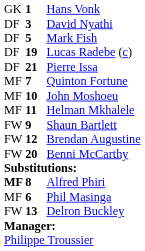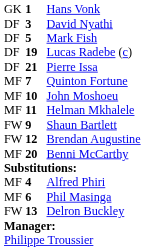(13, 153) FW -> (13, 153) MF
(14, 182) bold -> (13, 182) normal
(28, 182) 8 -> (28, 182) 4
